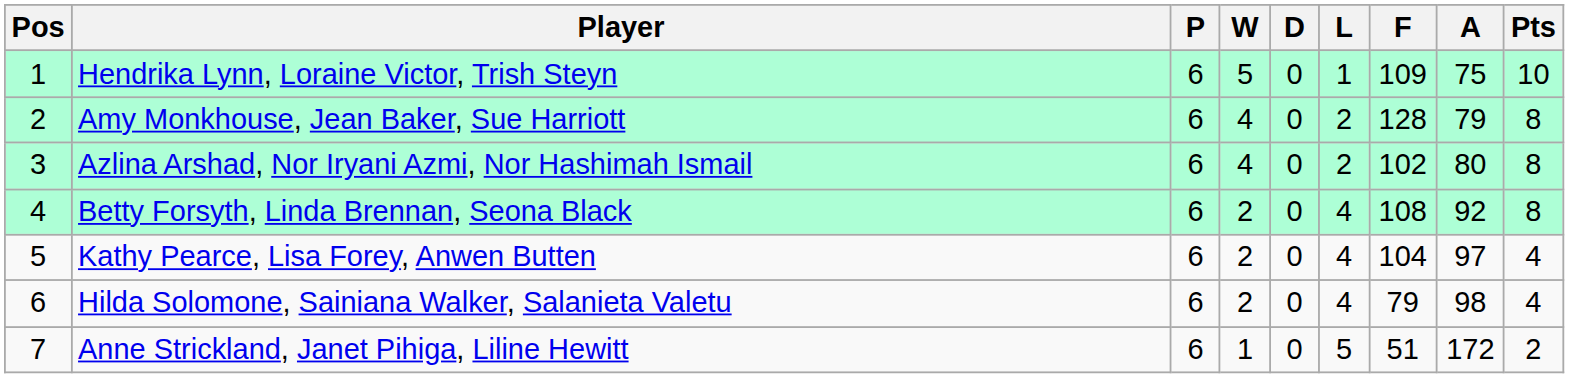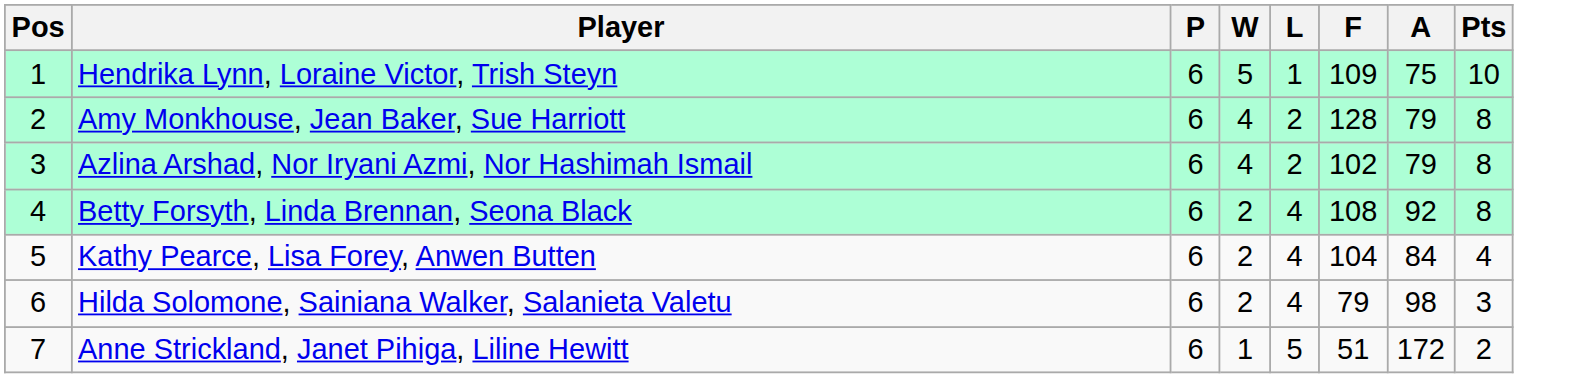- column: (1295, 27)
(1470, 165) 80 -> (1421, 165) 79
(1470, 257) 97 -> (1421, 257) 84
(1533, 303) 4 -> (1484, 303) 3
